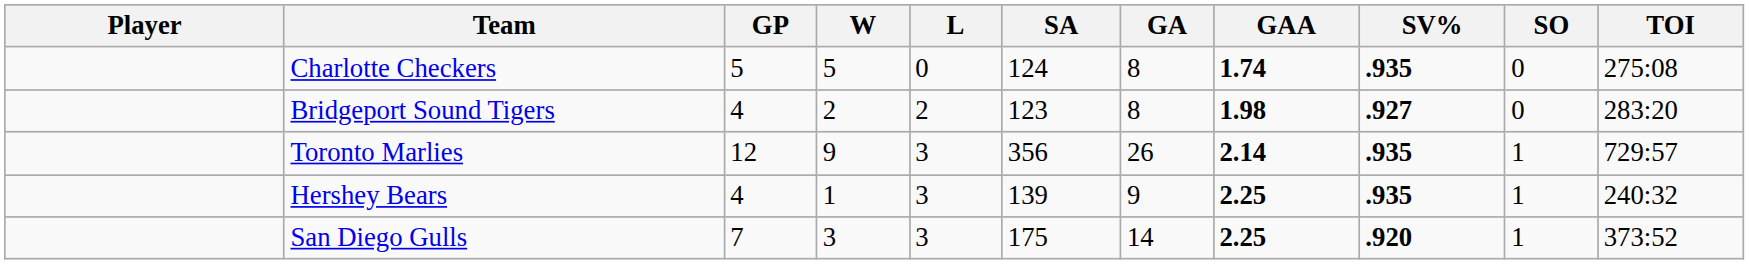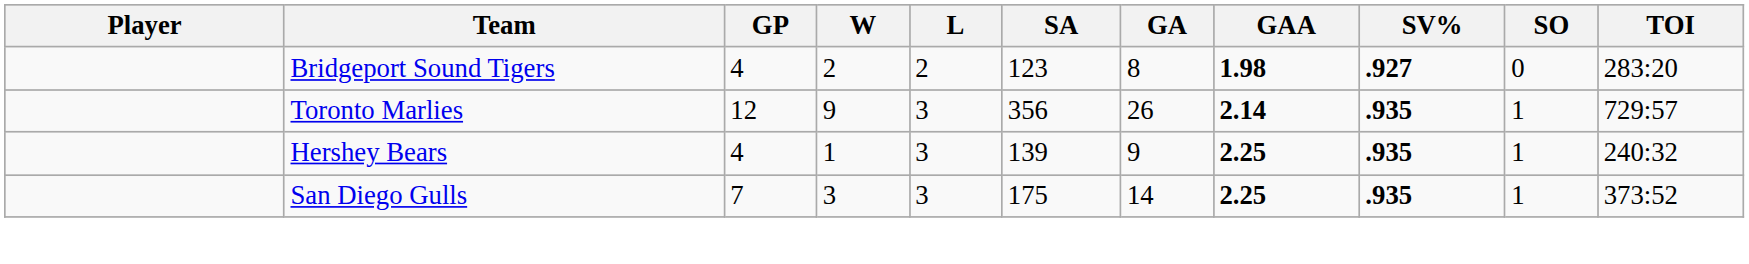- row: (393, 68)
(1389, 237) .920 -> (1389, 195) .935
